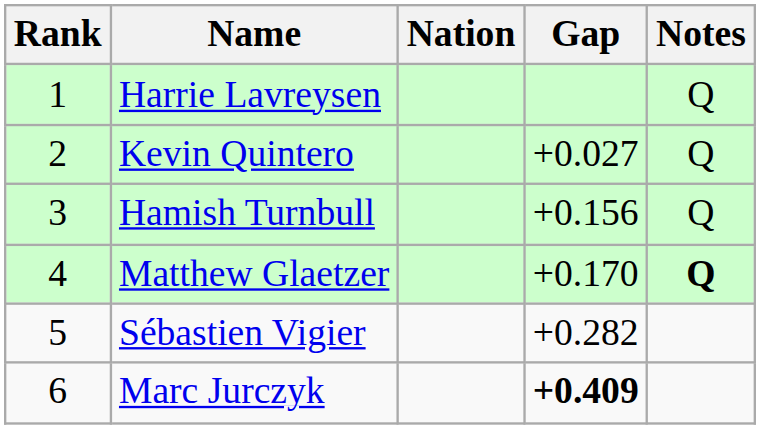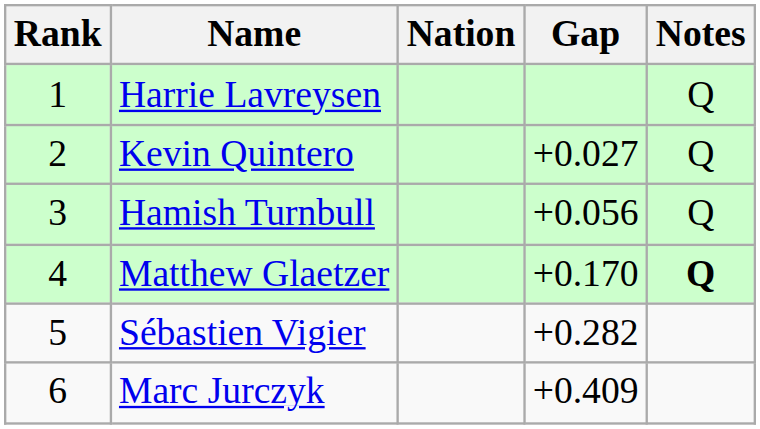(586, 213) +0.156 -> (586, 213) +0.056
(586, 392) bold -> (586, 392) normal
